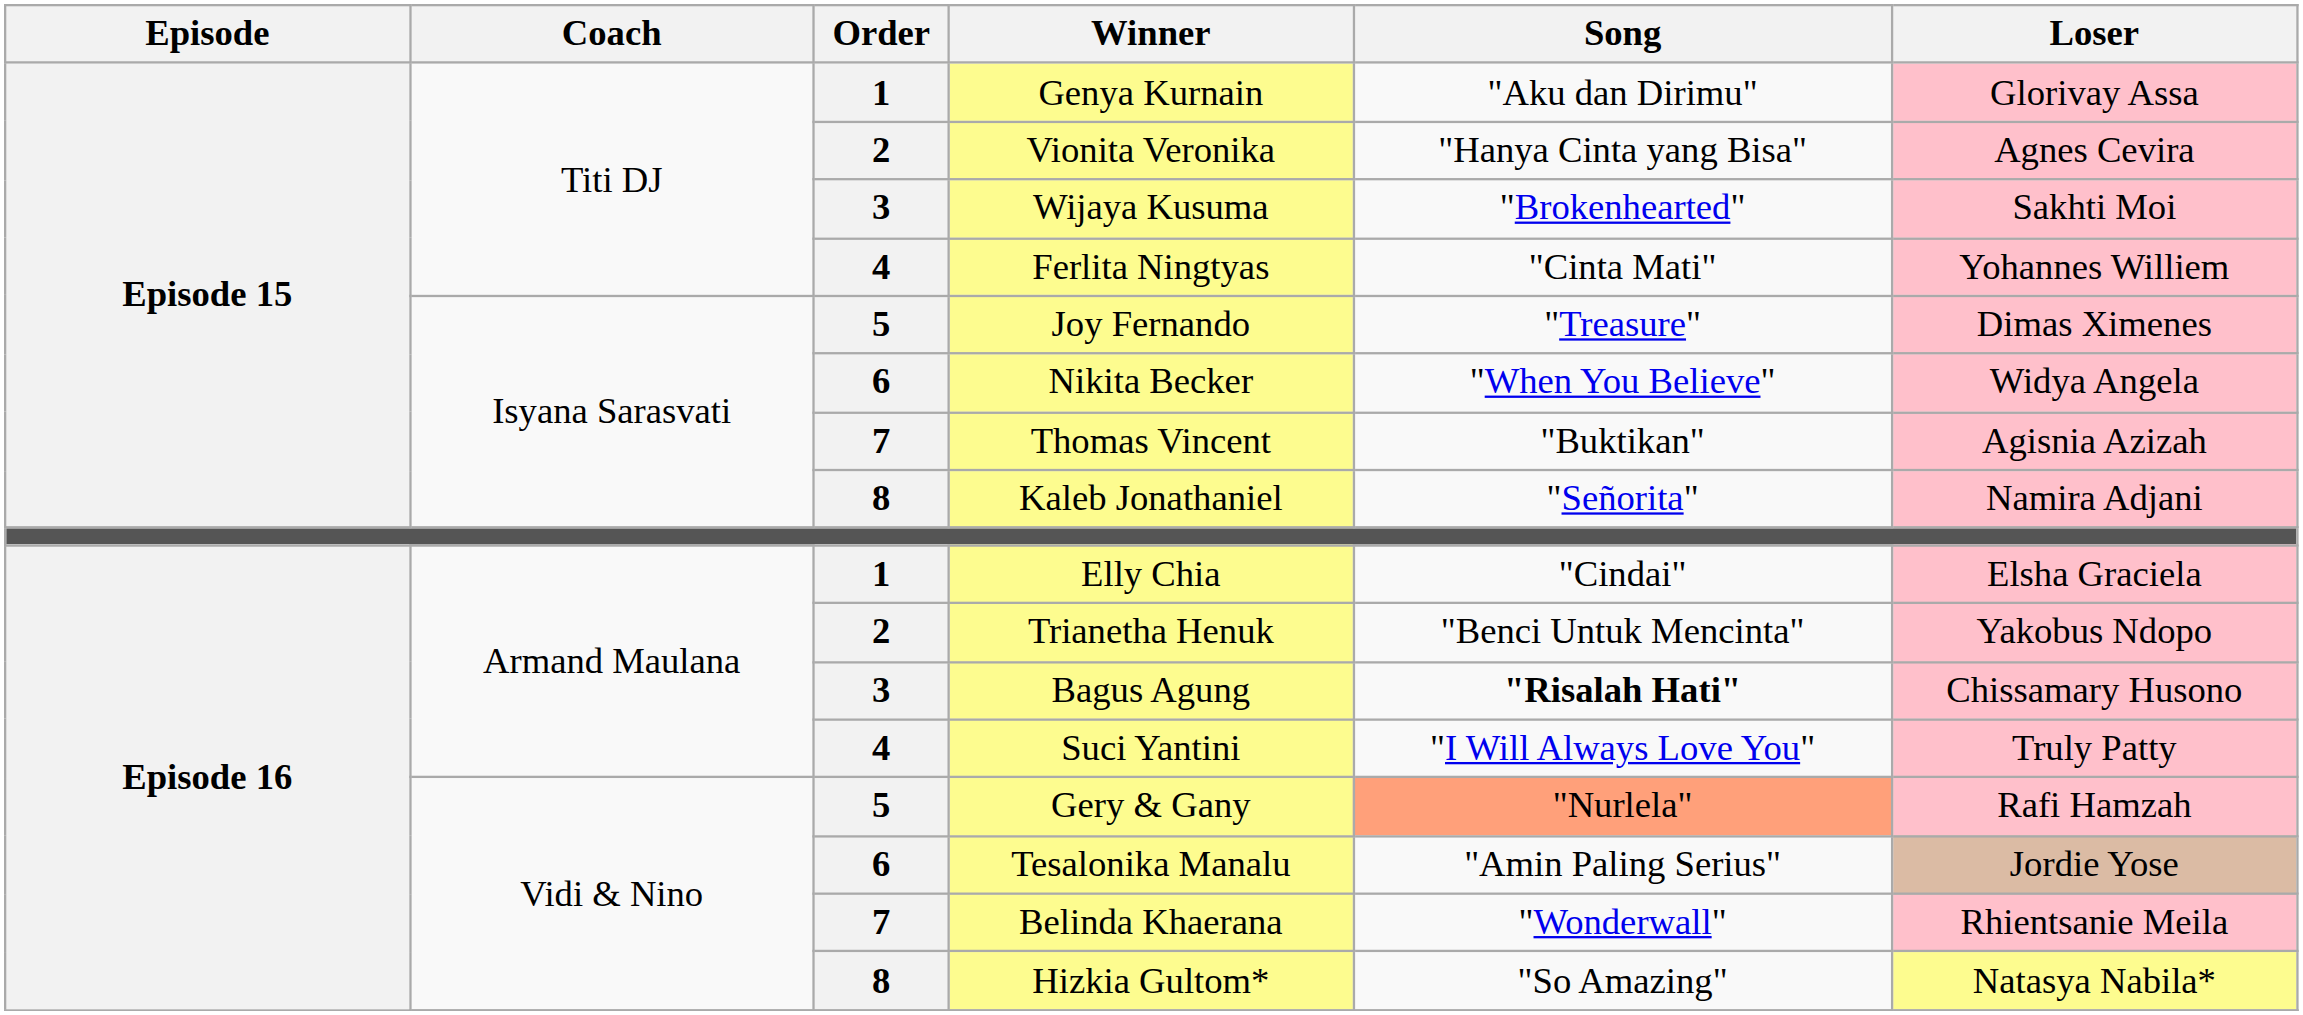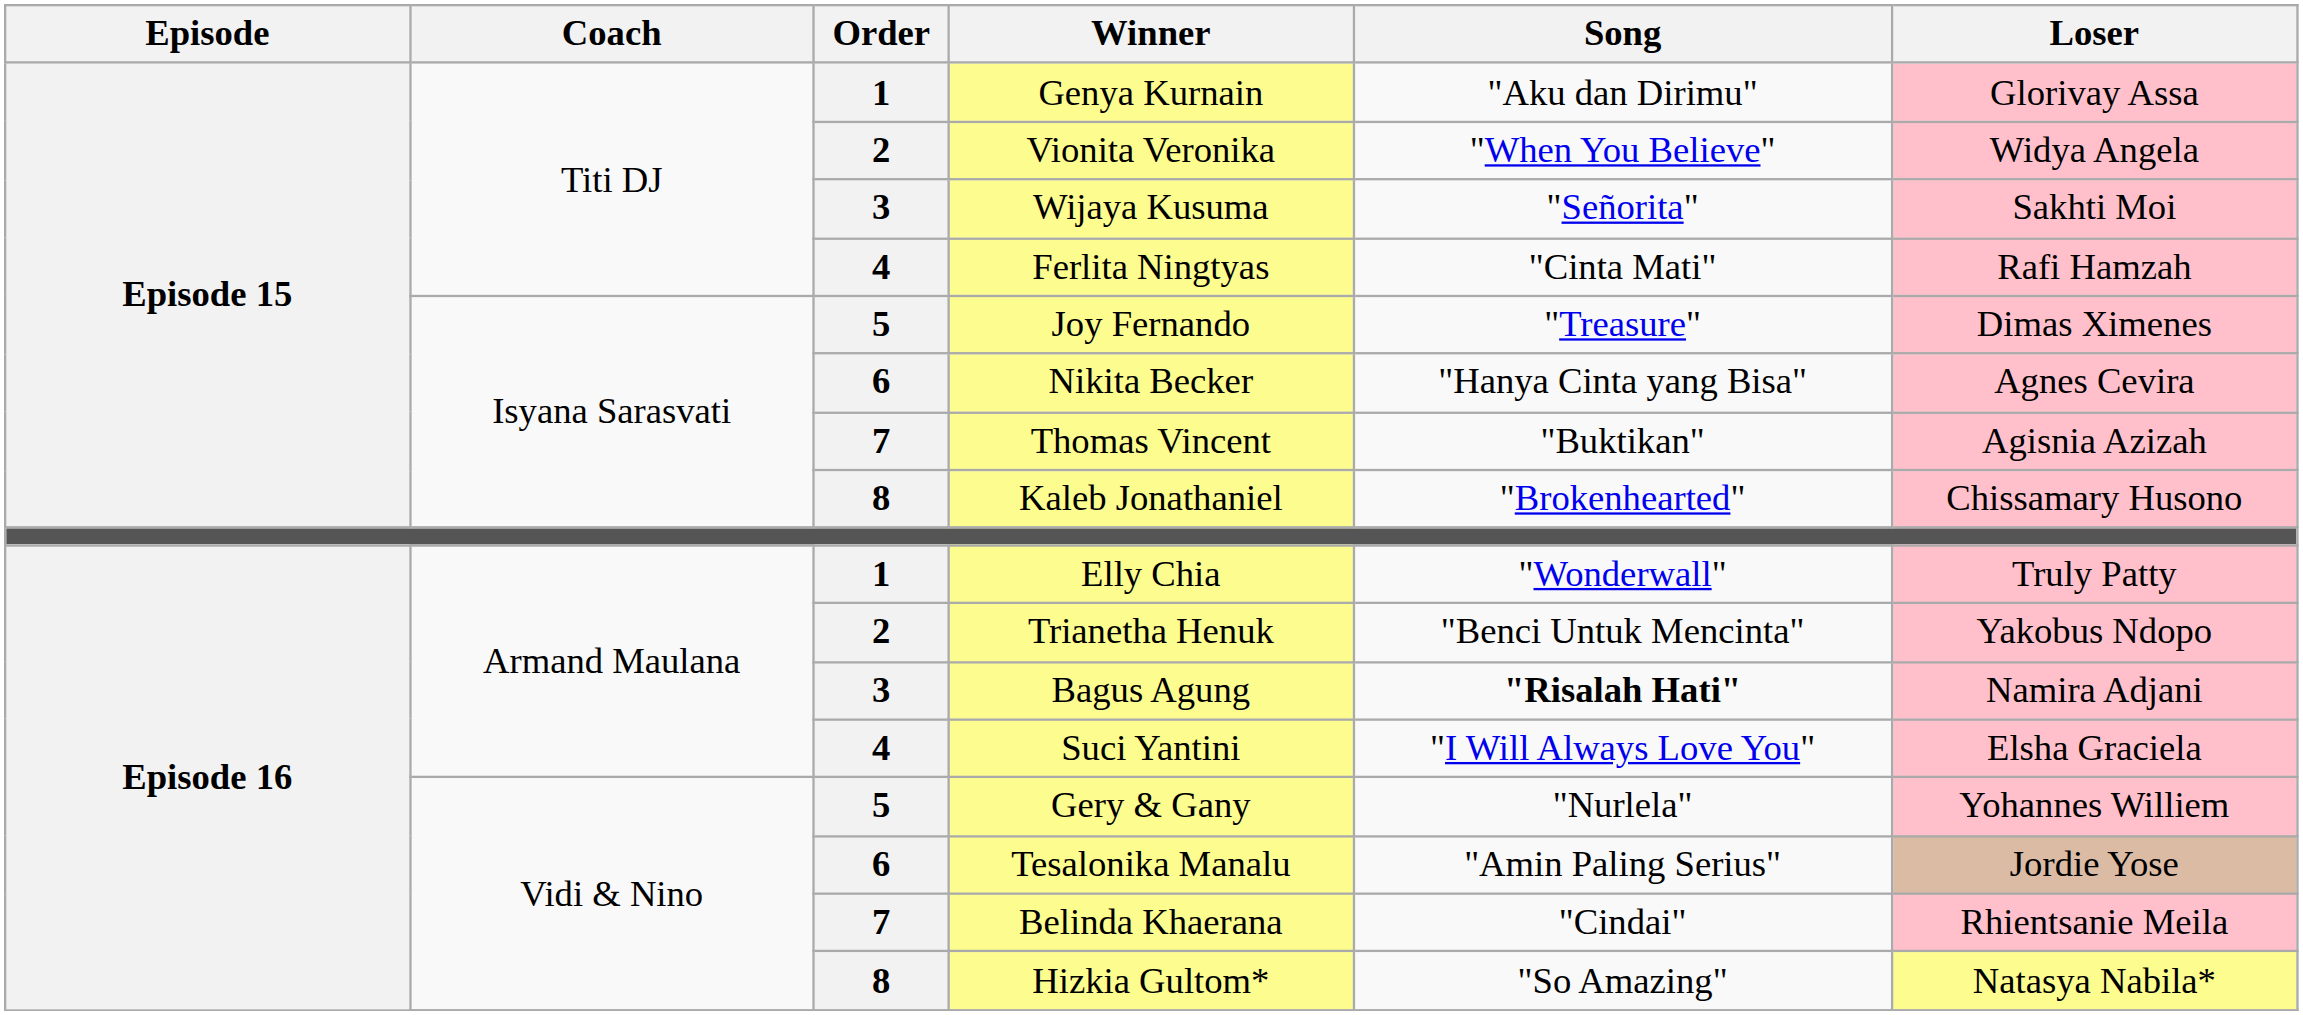(1623, 149) "Hanya Cinta yang Bisa" -> (1623, 149) "When You Believe"
(2094, 149) Agnes Cevira -> (2094, 149) Widya Angela
(1623, 207) "Brokenhearted" -> (1623, 207) "Señorita"
(2094, 265) Yohannes Williem -> (2094, 265) Rafi Hamzah
(1623, 382) "When You Believe" -> (1623, 382) "Hanya Cinta yang Bisa"
(2094, 382) Widya Angela -> (2094, 382) Agnes Cevira
(1623, 498) "Señorita" -> (1623, 498) "Brokenhearted"
(2094, 498) Namira Adjani -> (2094, 498) Chissamary Husono
(1623, 573) "Cindai" -> (1623, 573) "Wonderwall"
(2094, 573) Elsha Graciela -> (2094, 573) Truly Patty
(2094, 689) Chissamary Husono -> (2094, 689) Namira Adjani
(2094, 747) Truly Patty -> (2094, 747) Elsha Graciela
(1623, 805) lightsalmon background -> (1623, 805) no background
(2094, 805) Rafi Hamzah -> (2094, 805) Yohannes Williem
(1623, 922) "Wonderwall" -> (1623, 922) "Cindai"
